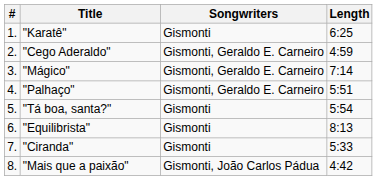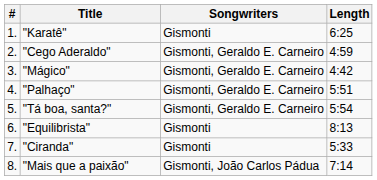(341, 71) 7:14 -> (341, 71) 4:42
(187, 109) Gismonti -> (244, 109) Gismonti, Geraldo E. Carneiro
(341, 166) 4:42 -> (341, 166) 7:14
